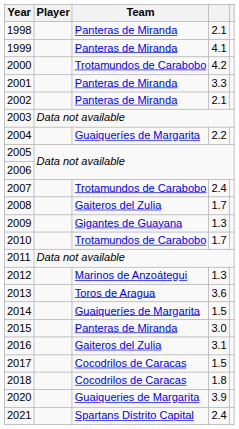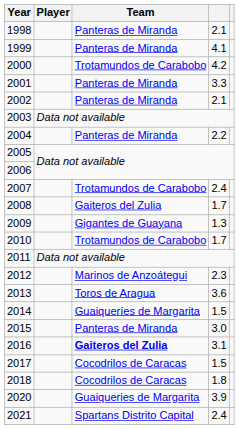(137, 135) Guaiqueríes de Margarita -> (126, 135) Panteras de Miranda
(219, 275) 1.3 -> (219, 275) 2.3
(118, 345) normal -> (121, 345) bold
